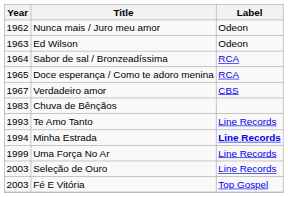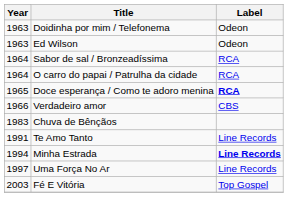- row: (97, 28)
+ row: (101, 28)
+ row: (115, 75)
(229, 75) normal -> (229, 91) bold
(18, 91) 1967 -> (18, 106) 1966
(18, 122) 1993 -> (18, 137) 1991
(18, 153) 1999 -> (18, 169) 1997
- row: (70, 169)
